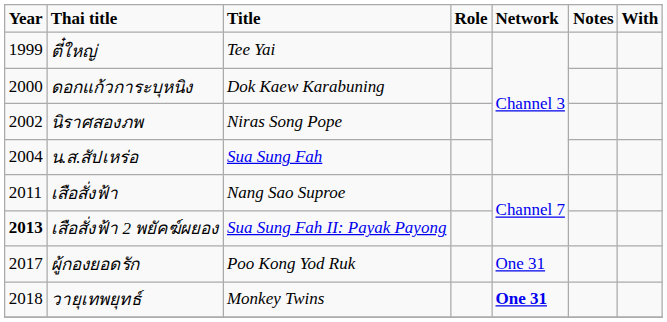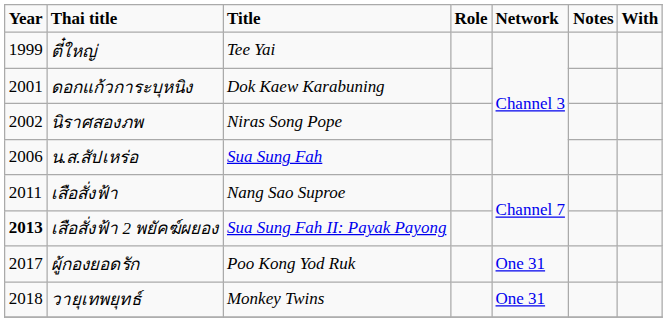(26, 85) 2000 -> (26, 85) 2001
(26, 156) 2004 -> (26, 156) 2006
(521, 298) bold -> (520, 298) normal
